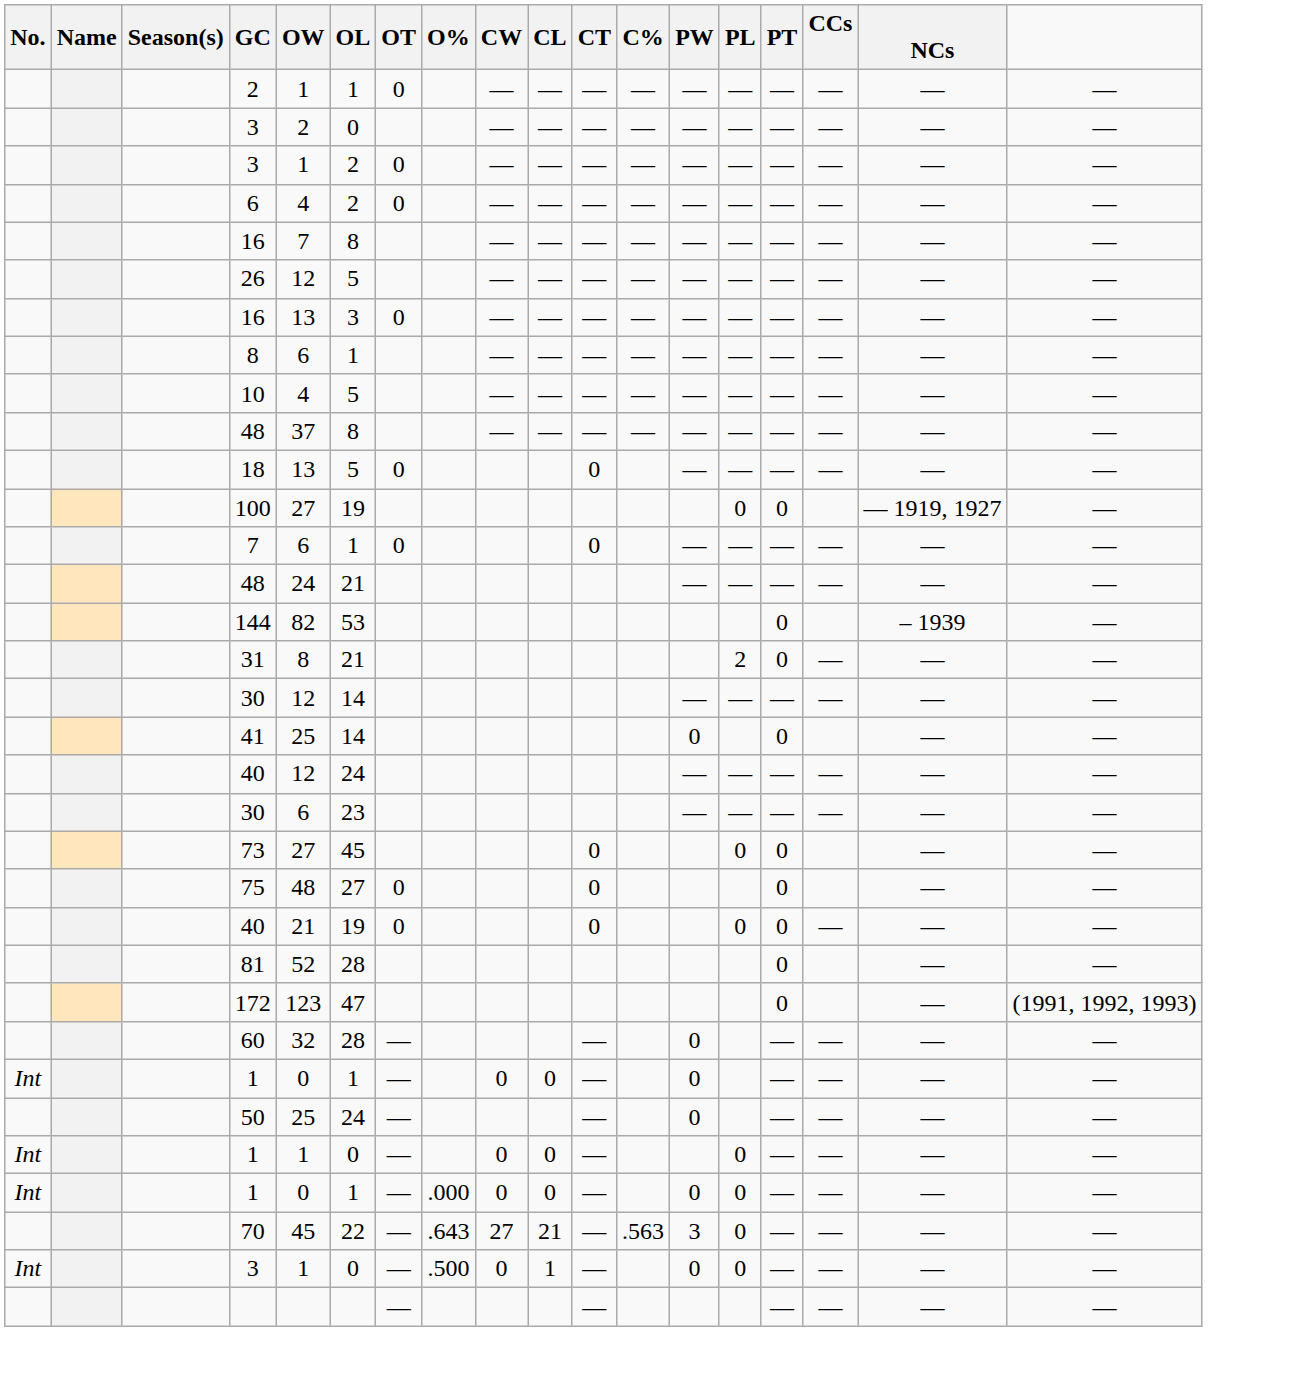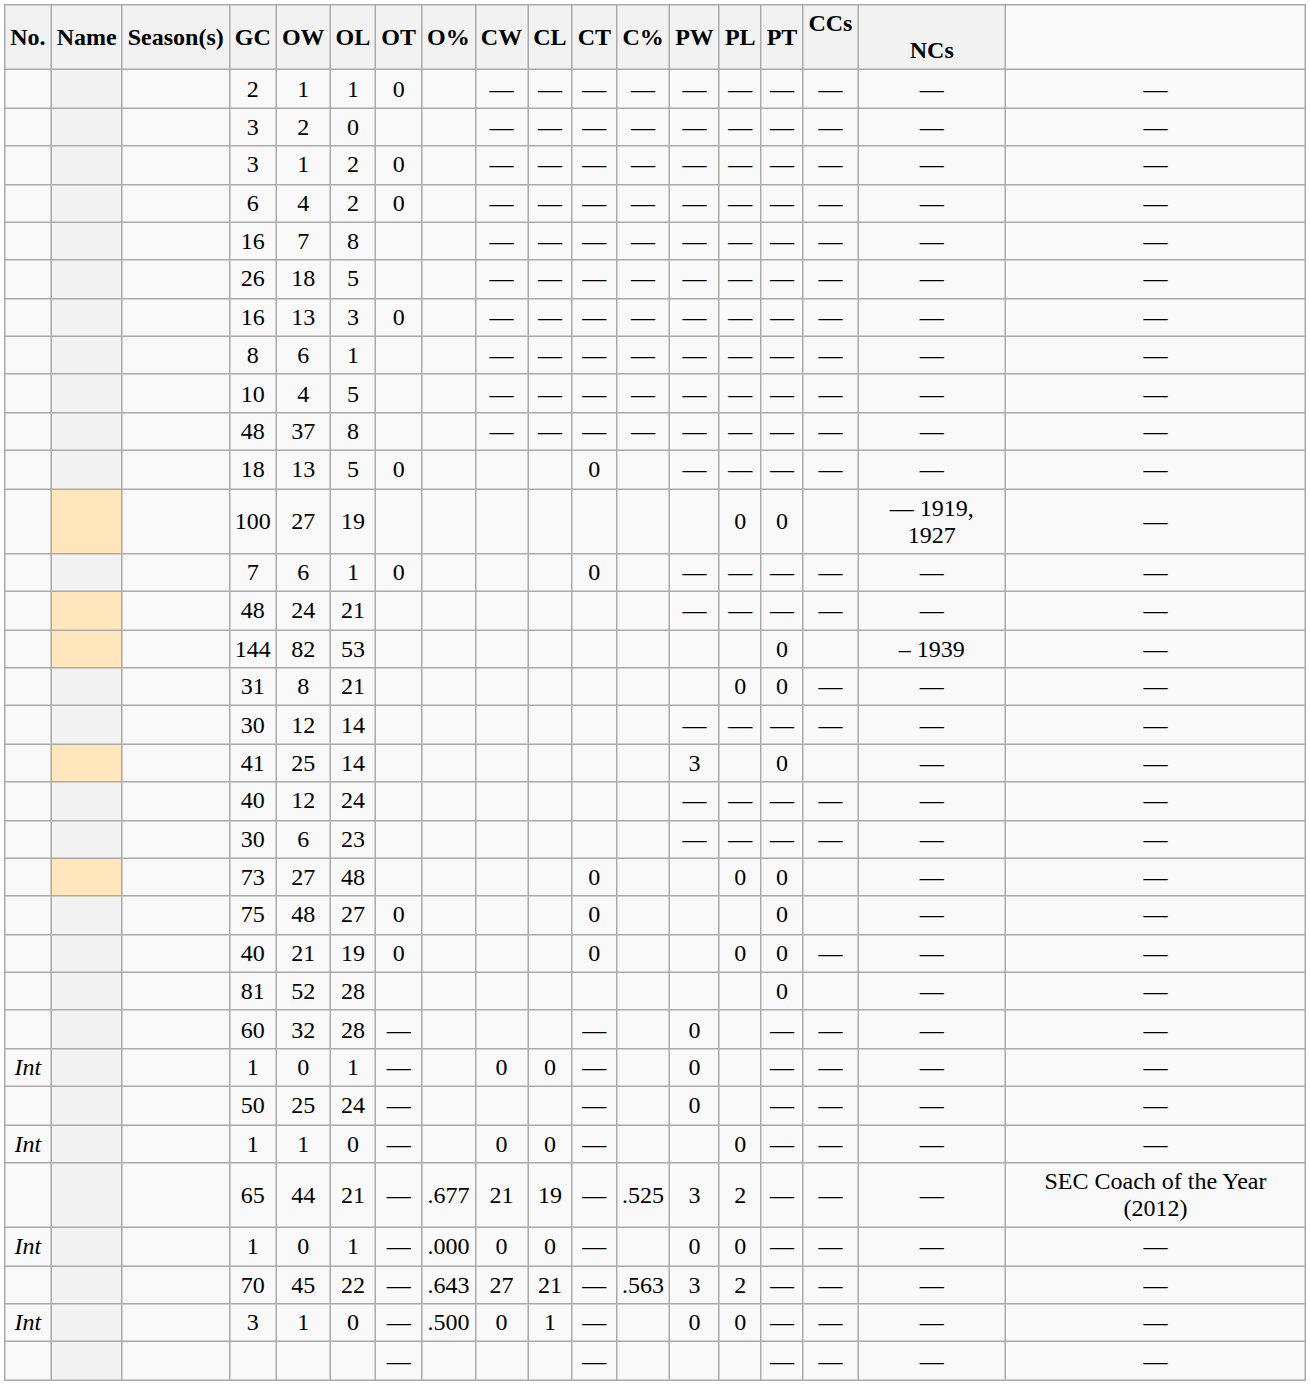(303, 278) 12 -> (303, 278) 18
(740, 659) 2 -> (740, 686) 0
(694, 735) 0 -> (694, 762) 3
(353, 849) 45 -> (353, 876) 48
- row: (28, 1002)
+ row: (28, 1195)
(740, 1230) 0 -> (740, 1284) 2
